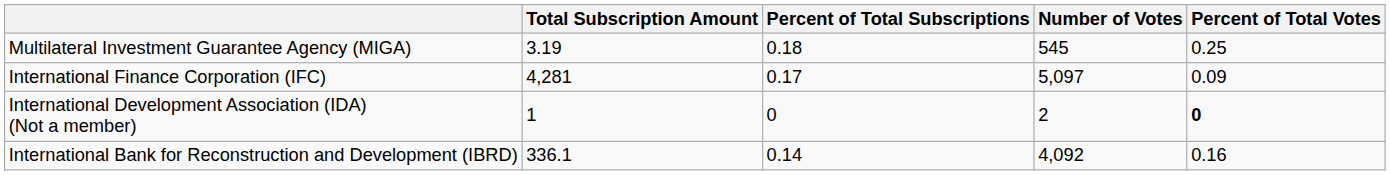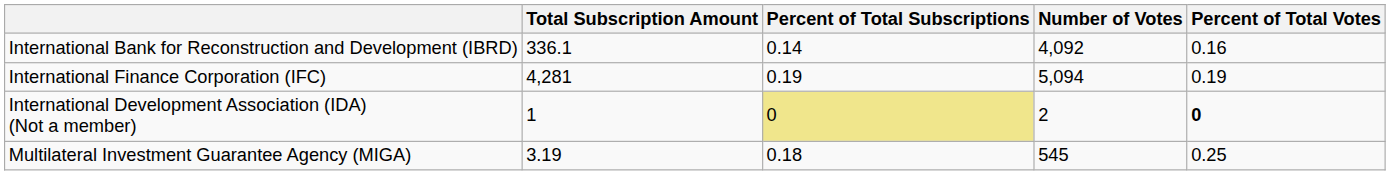rows swapped: (263, 155) <-> (210, 47)
(784, 76) 0.17 -> (784, 76) 0.19
(1061, 76) 5,097 -> (1061, 76) 5,094
(1209, 76) 0.09 -> (1209, 76) 0.19
(772, 116) no background -> (772, 116) khaki background
